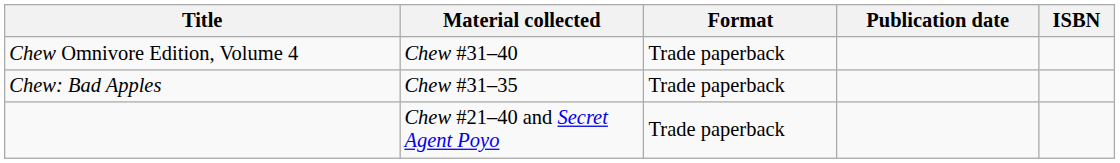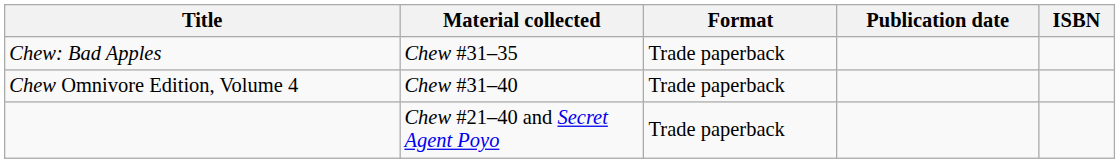rows swapped: (85, 85) <-> (154, 53)
